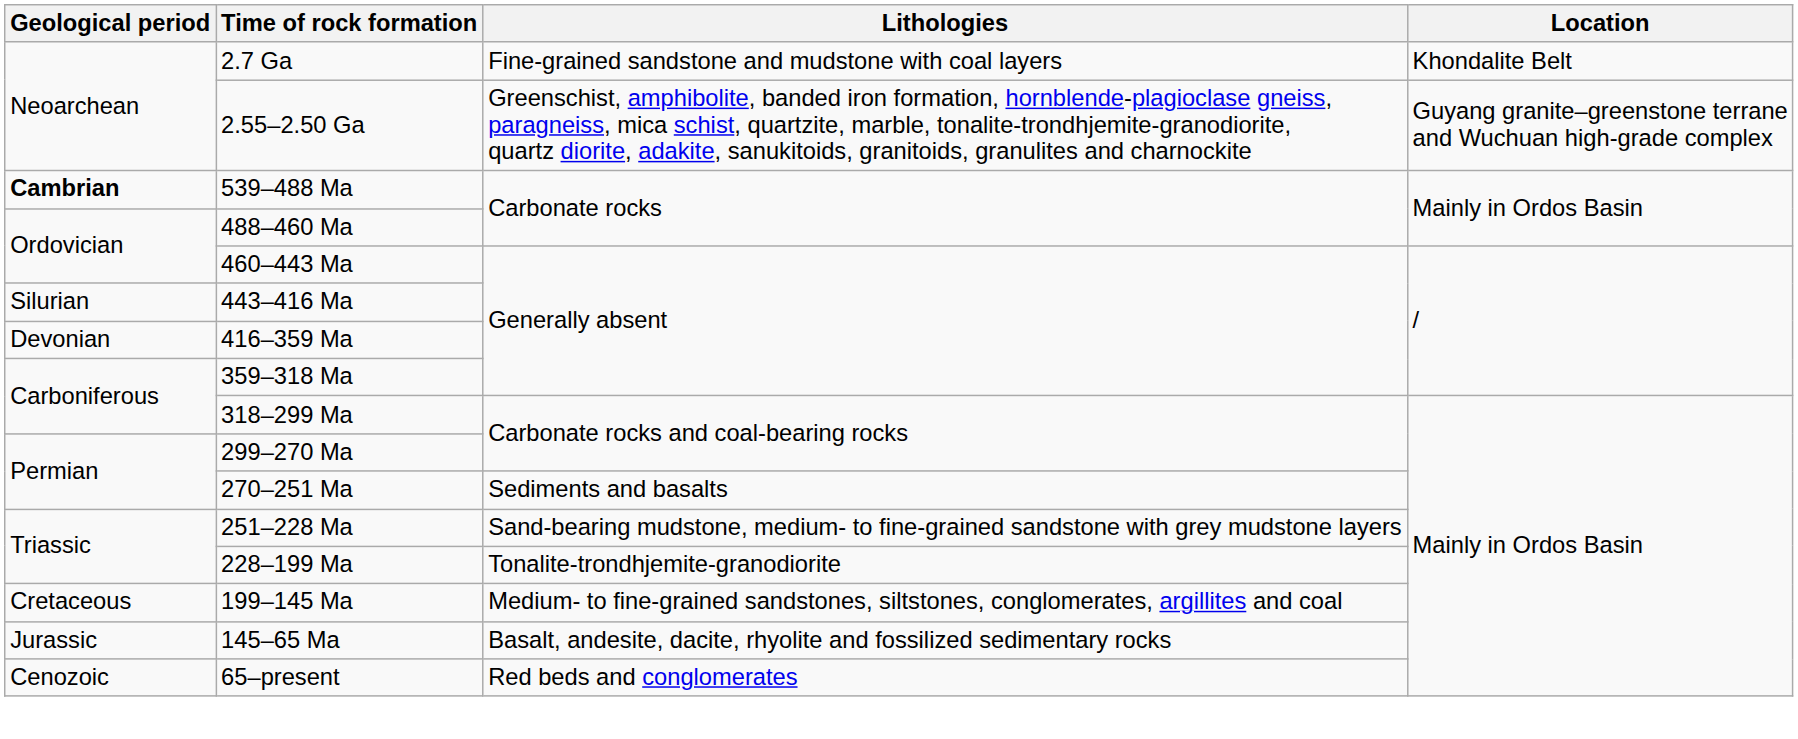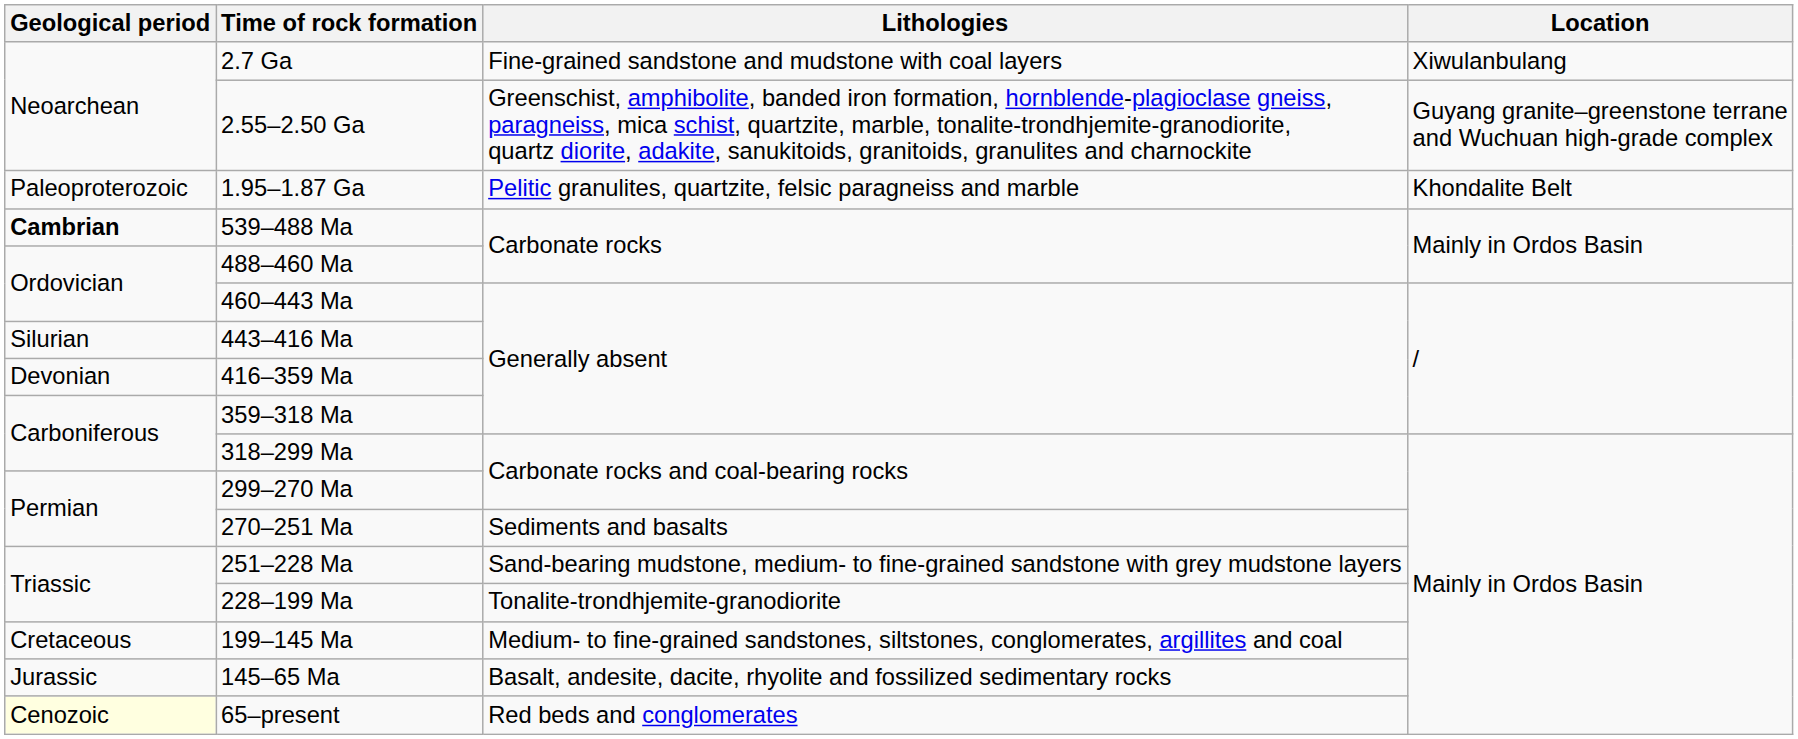(1492, 60) Khondalite Belt -> (1490, 60) Xiwulanbulang
+ row: (293, 189)
(60, 677) no background -> (60, 714) lightyellow background
